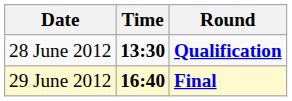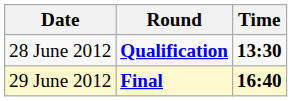columns swapped: (143, 19) <-> (228, 19)
